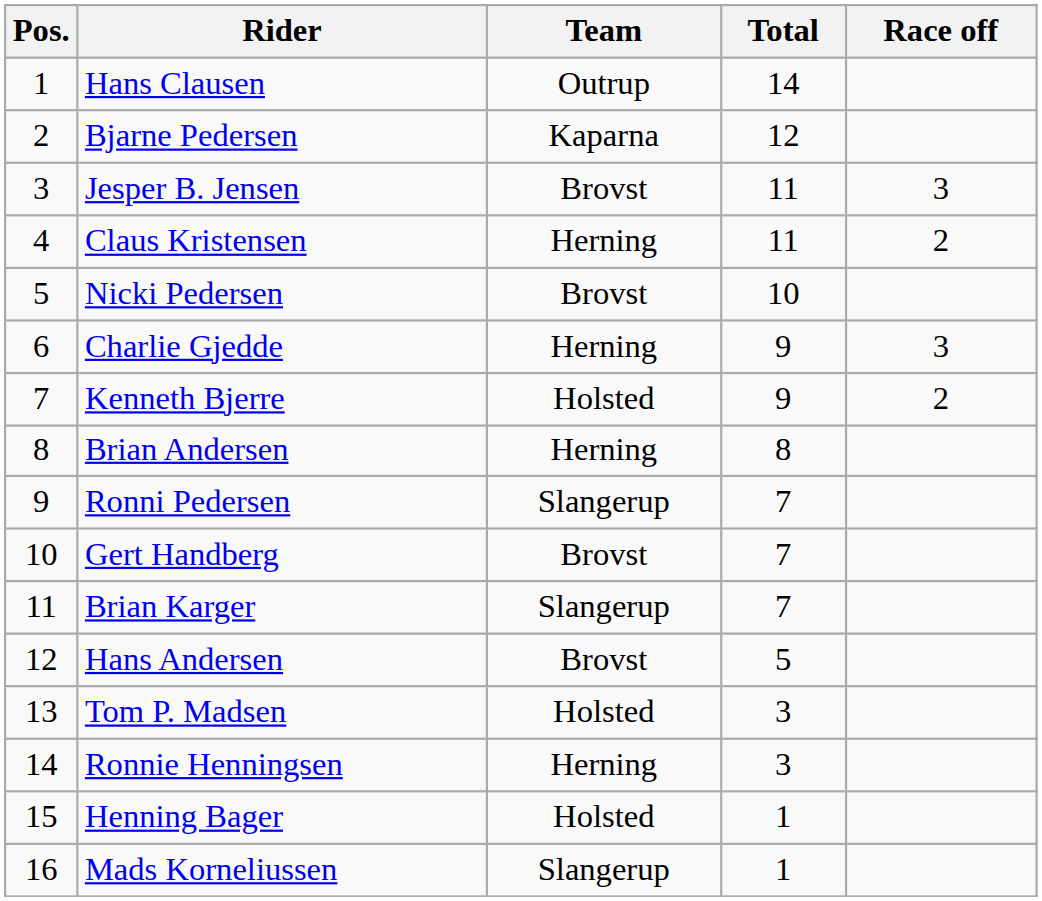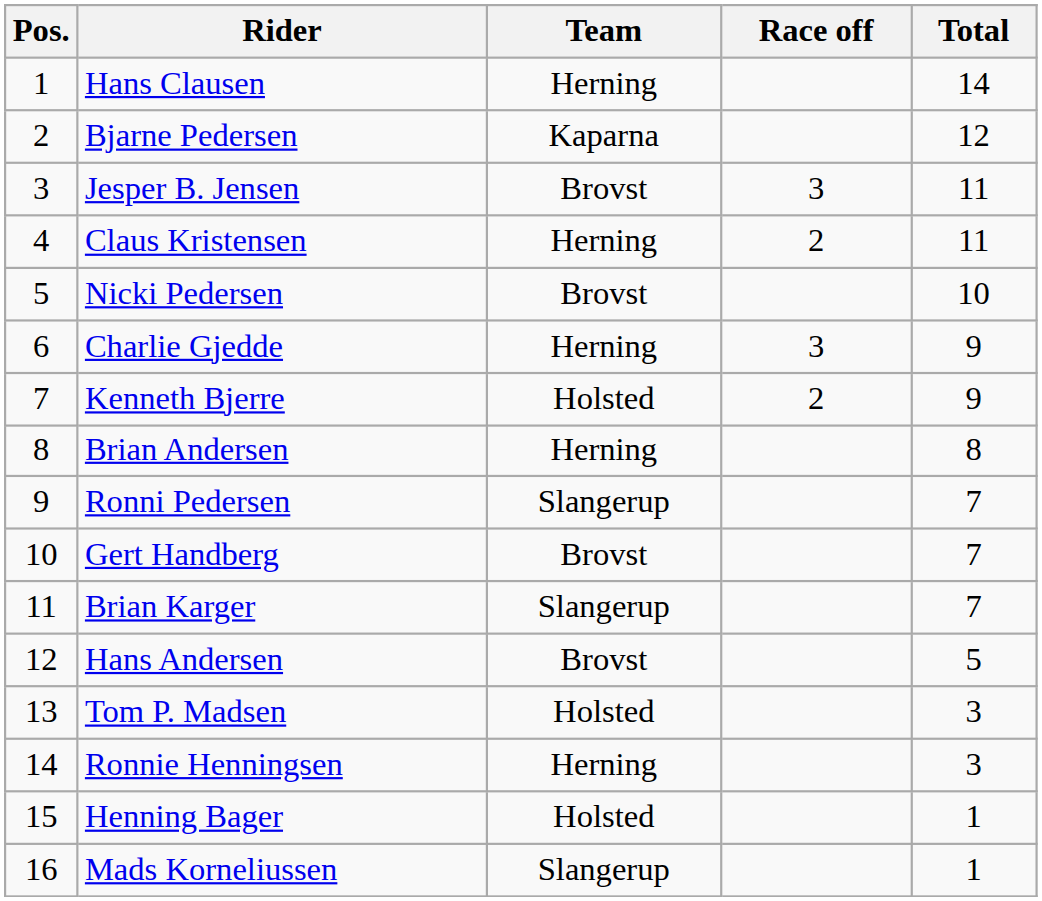columns swapped: (783, 30) <-> (941, 30)
(604, 83) Outrup -> (604, 83) Herning
